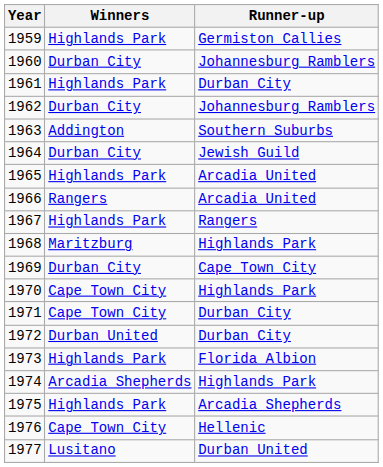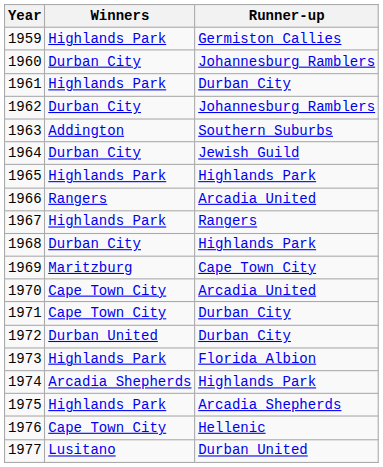(257, 176) Arcadia United -> (257, 176) Highlands Park
(90, 245) Maritzburg -> (95, 245) Durban City
(95, 268) Durban City -> (90, 268) Maritzburg
(257, 291) Highlands Park -> (257, 291) Arcadia United
